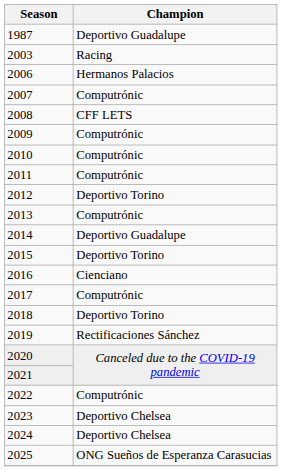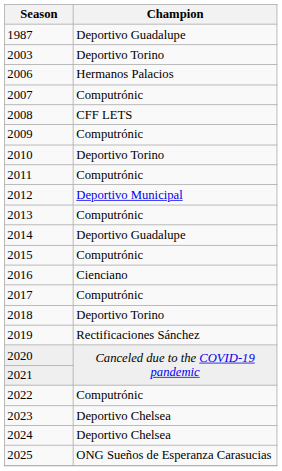(94, 54) Racing -> (120, 54) Deportivo Torino
(110, 154) Computrónic -> (120, 154) Deportivo Torino
(120, 194) Deportivo Torino -> (130, 194) Deportivo Municipal
(120, 255) Deportivo Torino -> (110, 255) Computrónic
